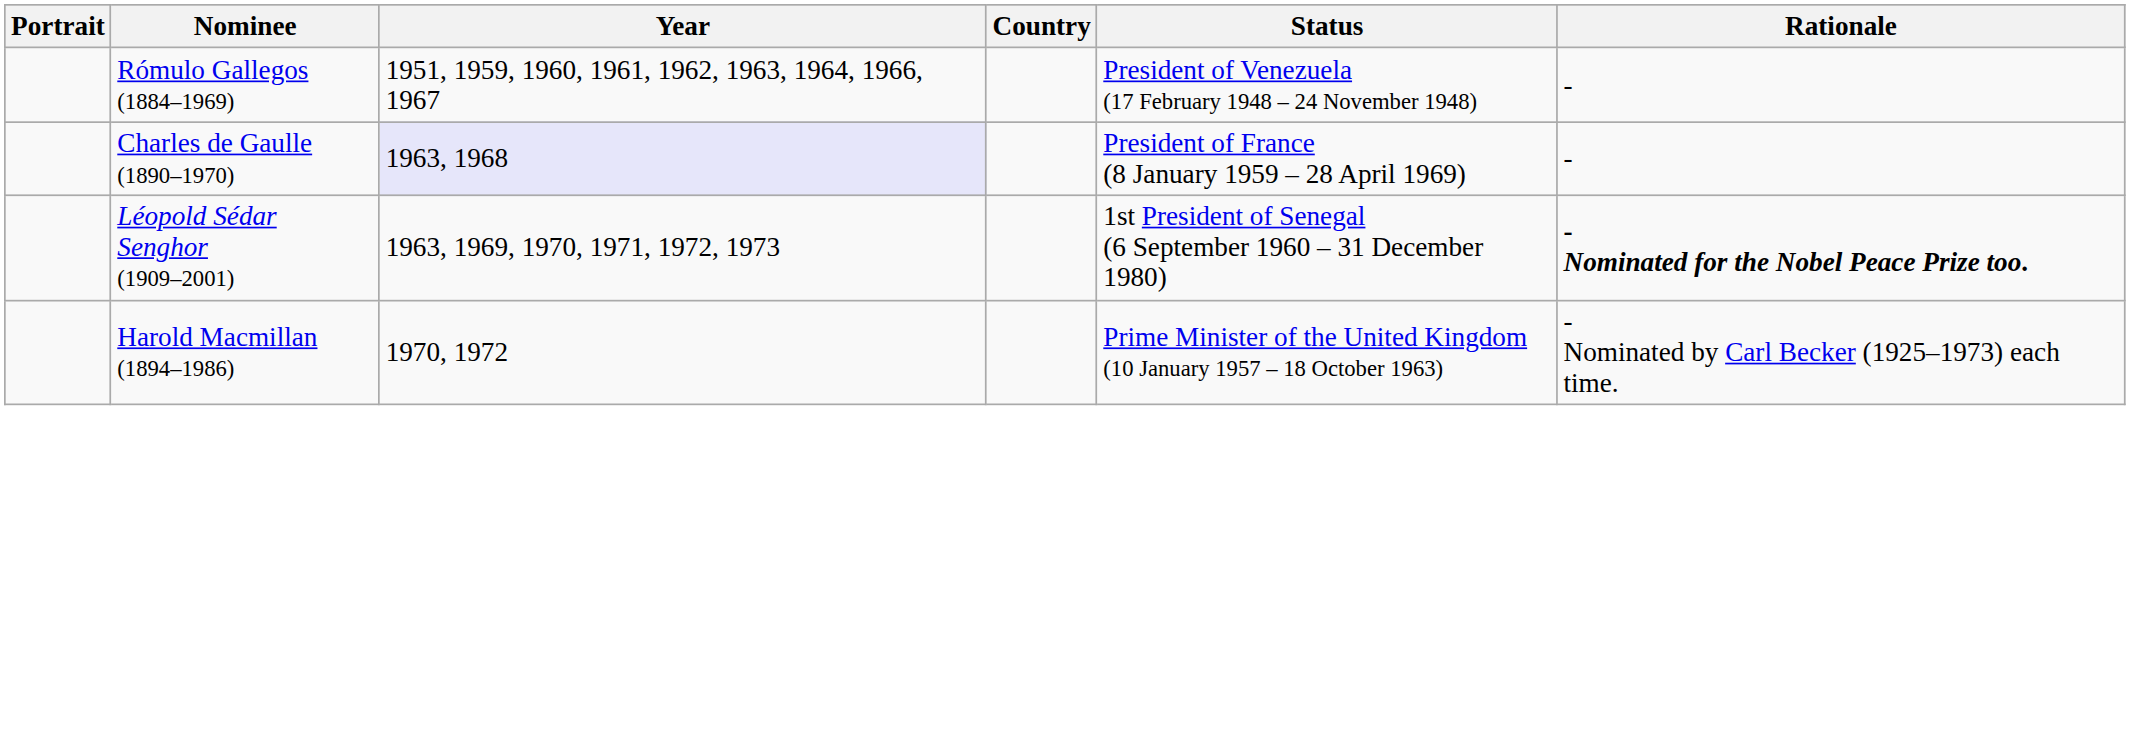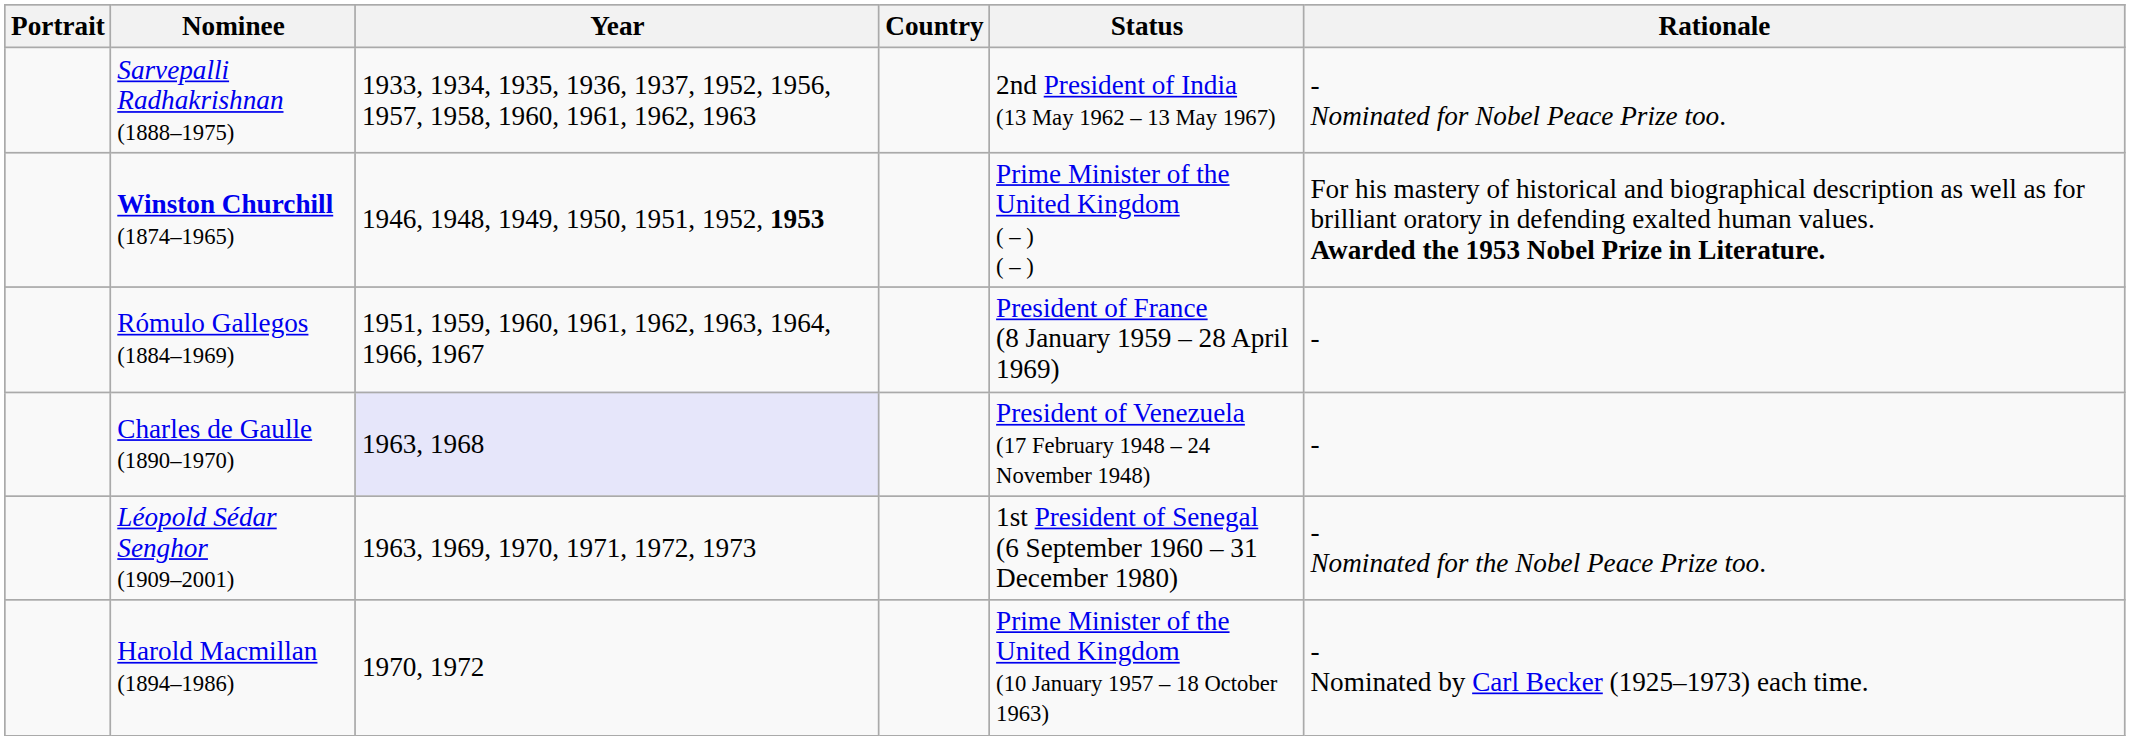+ row: (200, 99)
+ row: (225, 219)
(1290, 84) President of Venezuela (17 February 1948 – 24 November 1948) -> (1142, 339) President of France (8 January 1959 – 28 April 1969)
(1285, 158) President of France (8 January 1959 – 28 April 1969) -> (1120, 443) President of Venezuela (17 February 1948 – 24 November 1948)
(1796, 247) bold -> (1538, 547) normal
